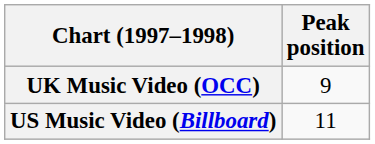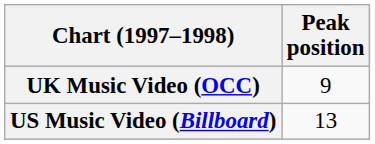(326, 120) 11 -> (326, 120) 13
